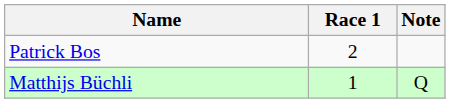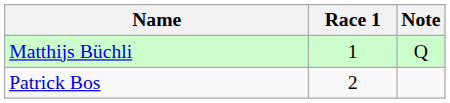rows swapped: (71, 82) <-> (55, 51)
